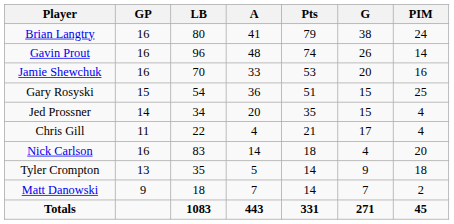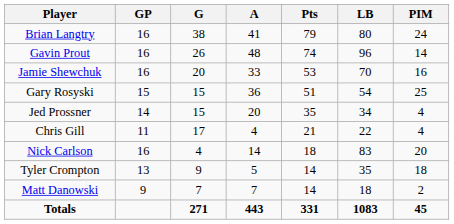columns swapped: (365, 14) <-> (199, 14)
